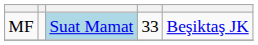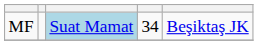(150, 26) 33 -> (150, 26) 34
